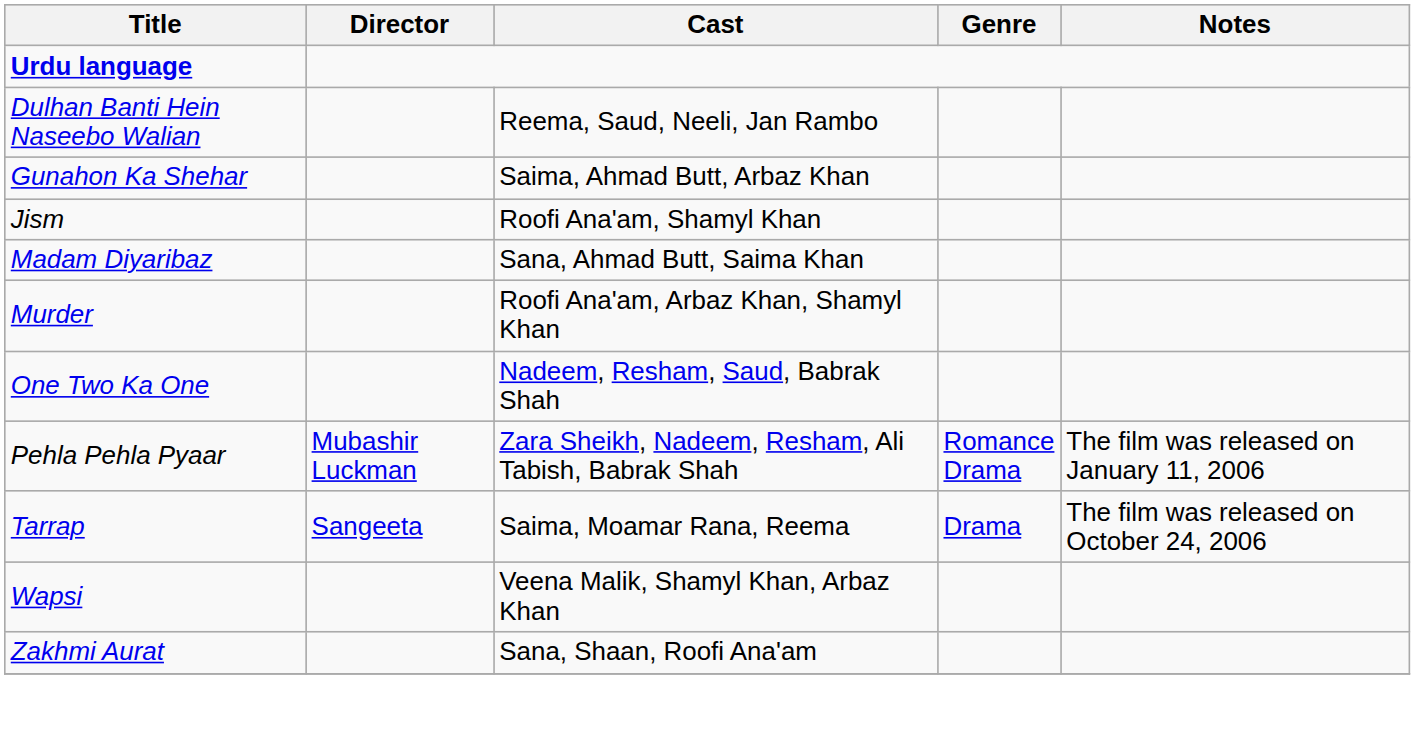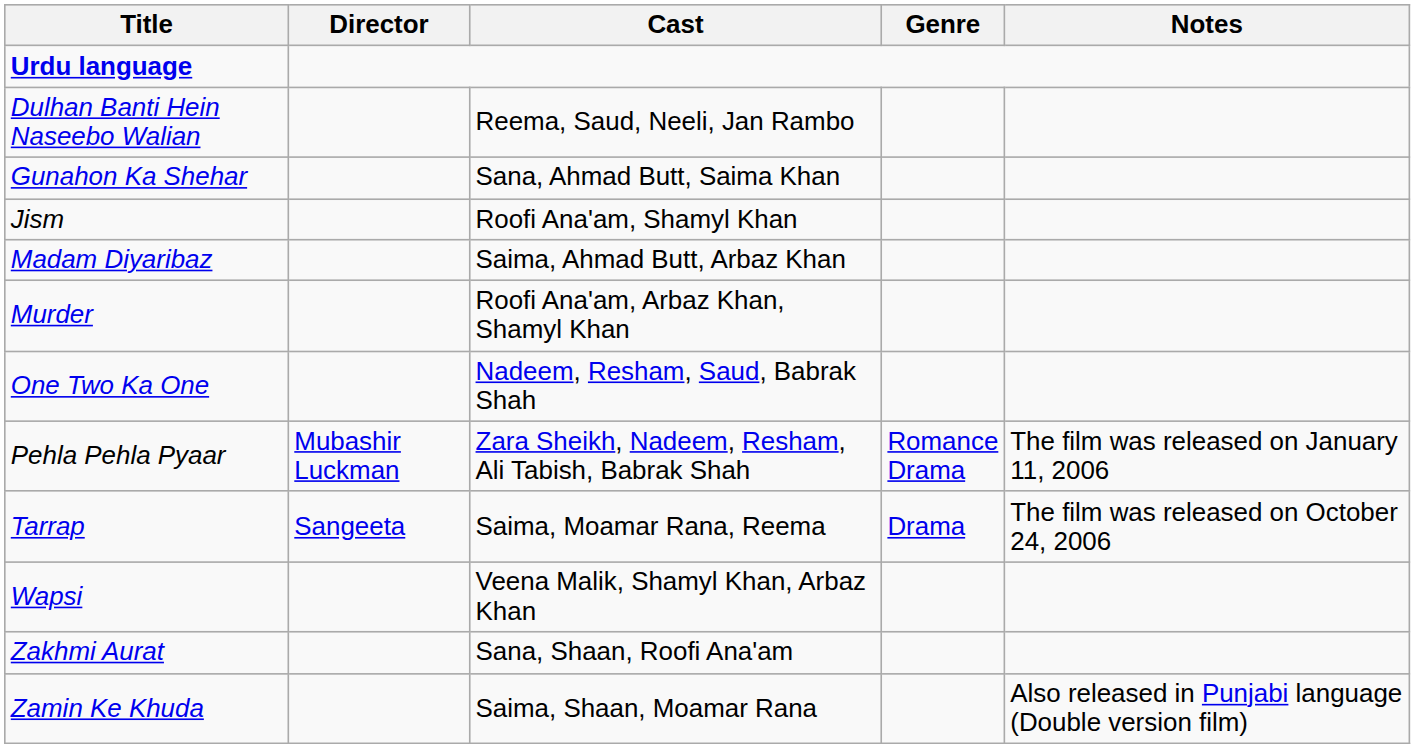(684, 177) Saima, Ahmad Butt, Arbaz Khan -> (658, 177) Sana, Ahmad Butt, Saima Khan
(682, 259) Sana, Ahmad Butt, Saima Khan -> (661, 259) Saima, Ahmad Butt, Arbaz Khan
+ row: (107, 707)
